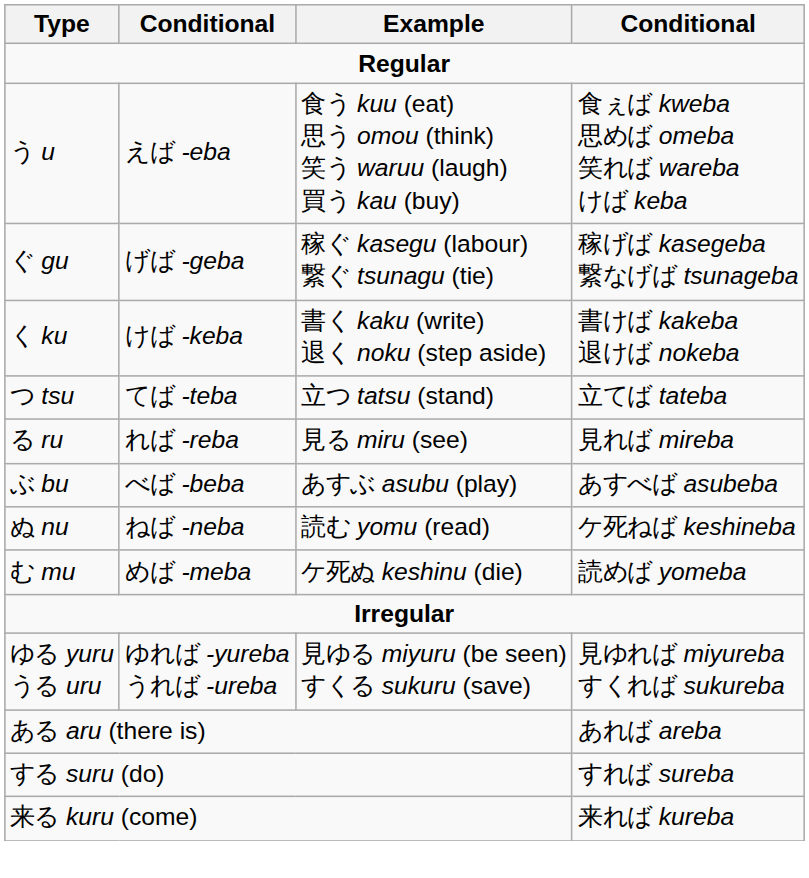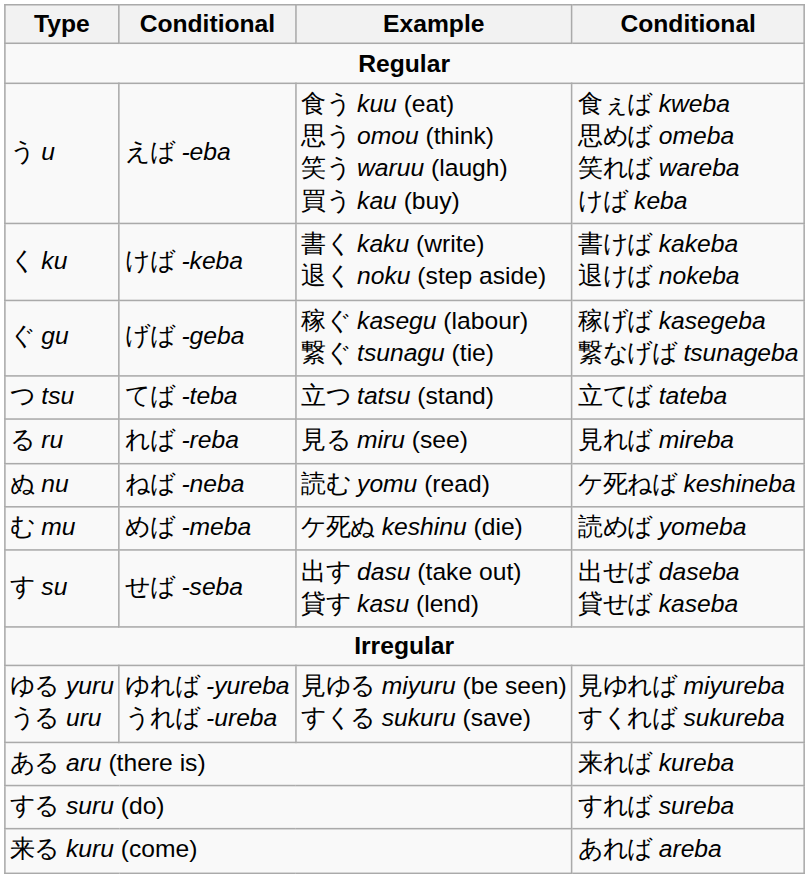rows swapped: (39, 336) <-> (39, 260)
- row: (39, 483)
+ row: (39, 587)
(650, 730) あれば areba -> (656, 762) 来れば kureba
(656, 817) 来れば kureba -> (650, 849) あれば areba
